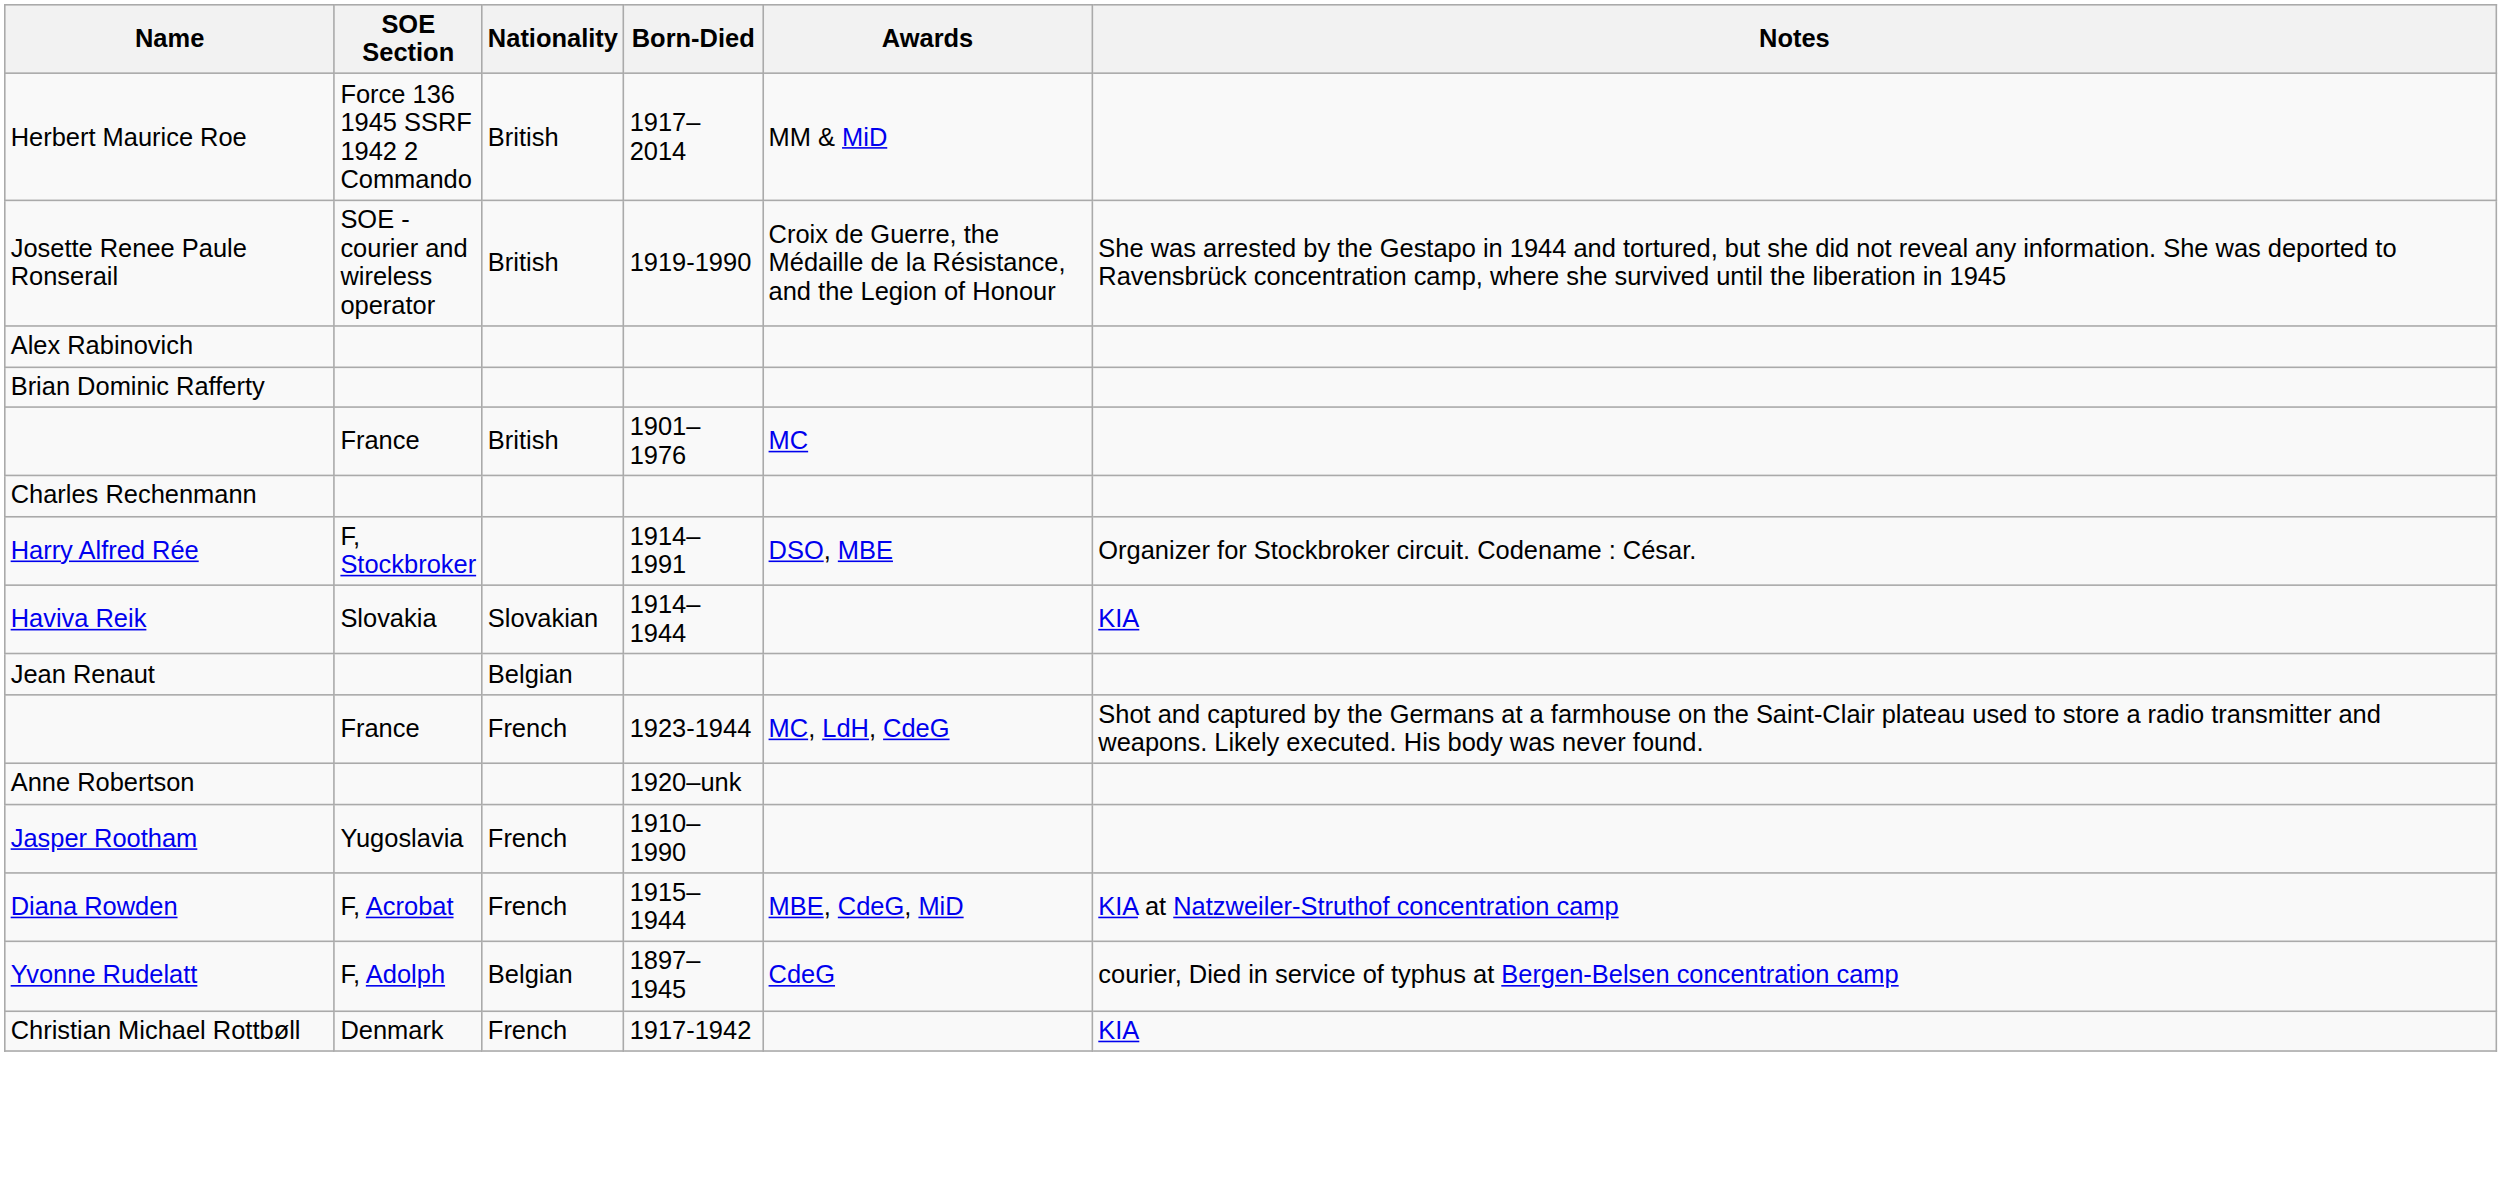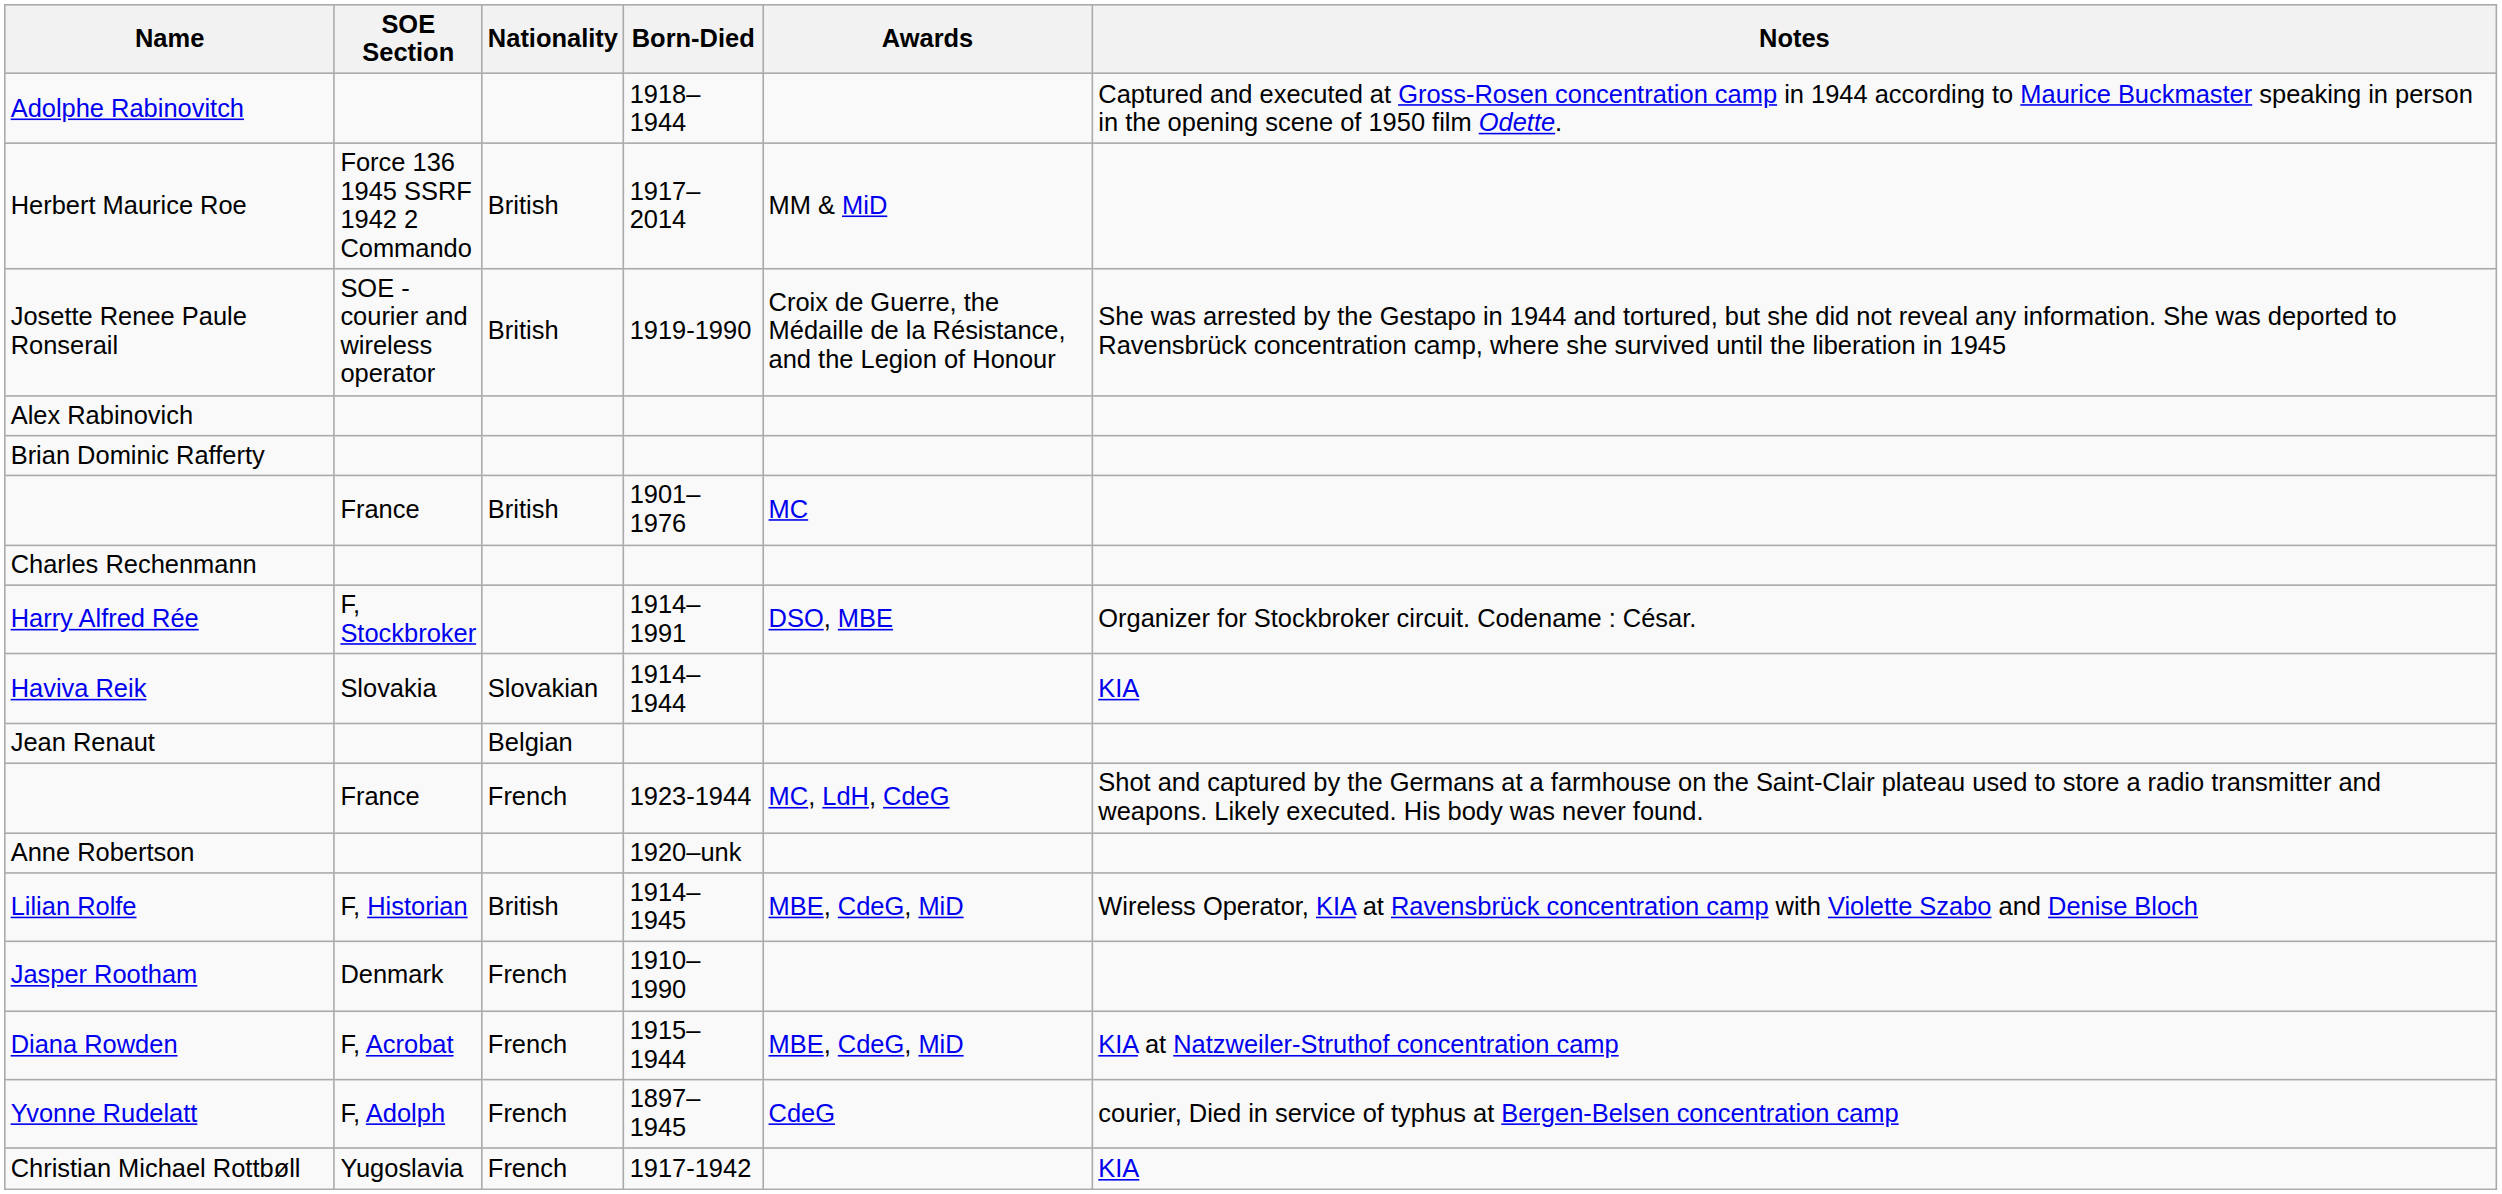+ row: (127, 107)
+ row: (74, 906)
(402, 837) Yugoslavia -> (392, 975) Denmark
(530, 975) Belgian -> (527, 1113) French
(392, 1030) Denmark -> (402, 1168) Yugoslavia
